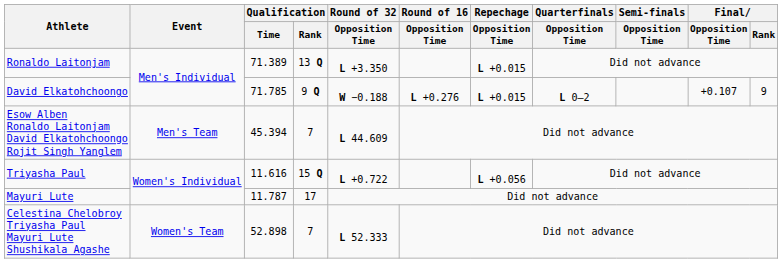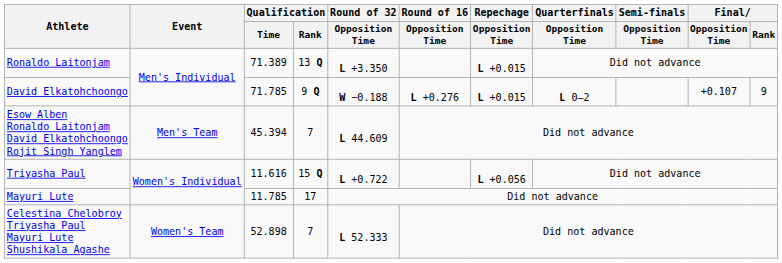(269, 196) 11.787 -> (269, 196) 11.785
